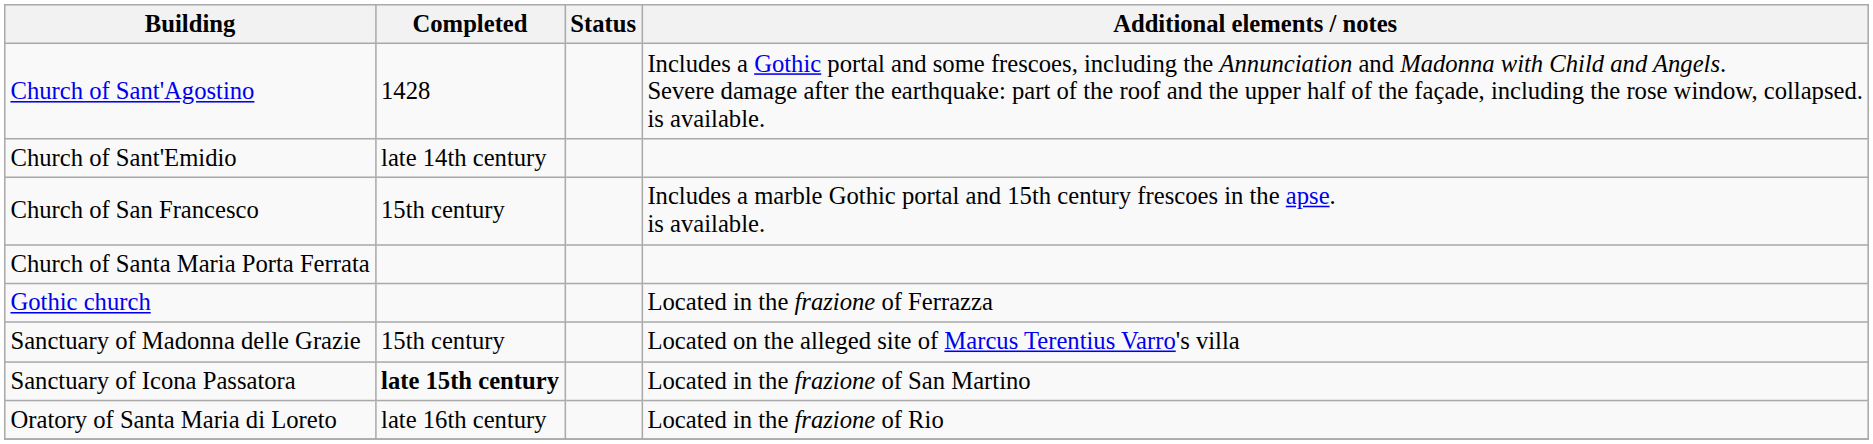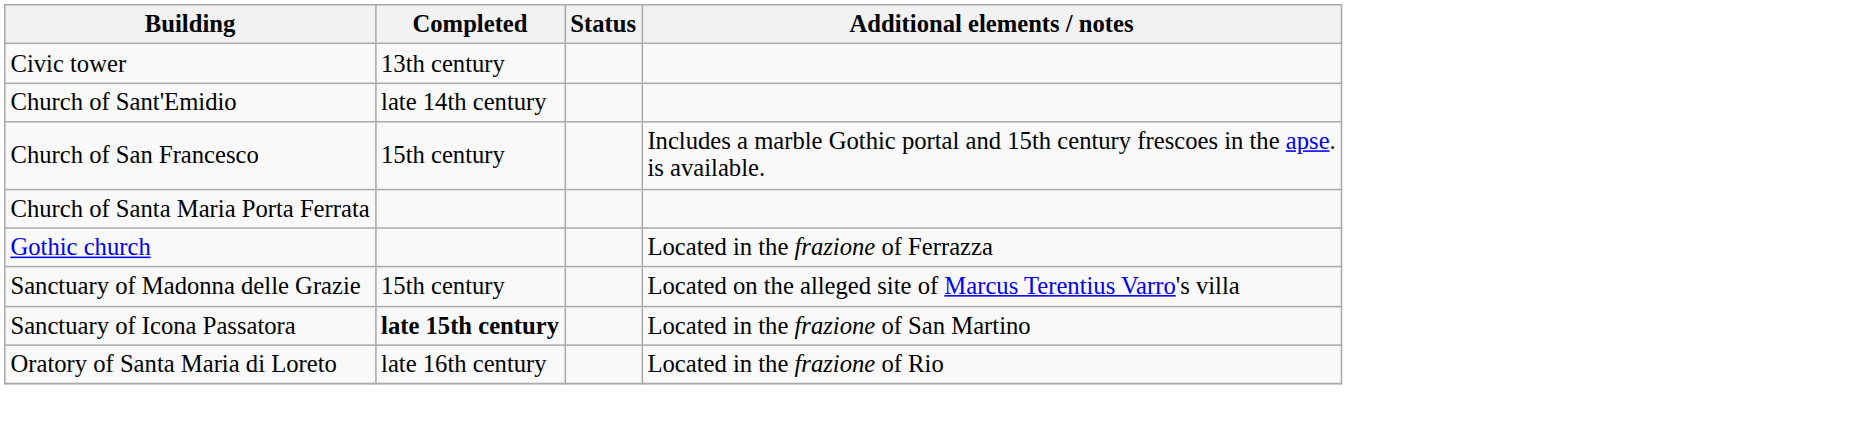+ row: (68, 63)
- row: (132, 90)
